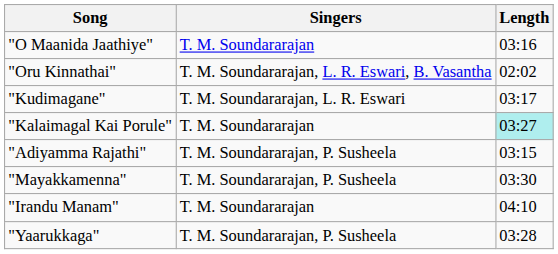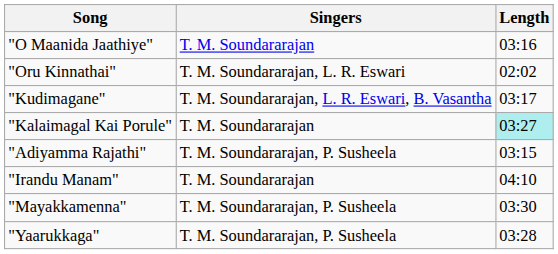(336, 72) T. M. Soundararajan, L. R. Eswari, B. Vasantha -> (293, 72) T. M. Soundararajan, L. R. Eswari
(293, 99) T. M. Soundararajan, L. R. Eswari -> (336, 99) T. M. Soundararajan, L. R. Eswari, B. Vasantha
rows swapped: (67, 180) <-> (64, 207)
